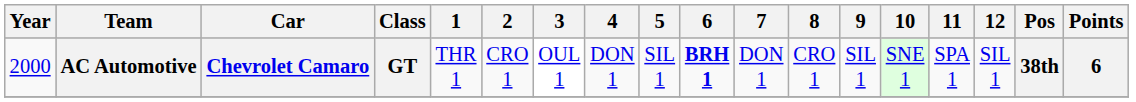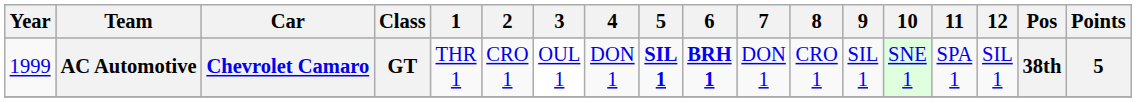(30, 66) 2000 -> (30, 66) 1999
(660, 66) normal -> (661, 66) bold
(1096, 66) 6 -> (1098, 66) 5
